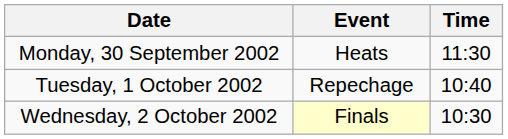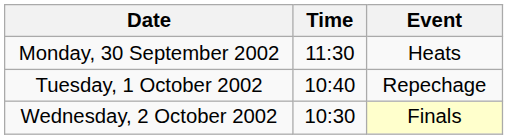columns swapped: (466, 20) <-> (362, 20)
